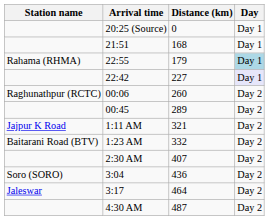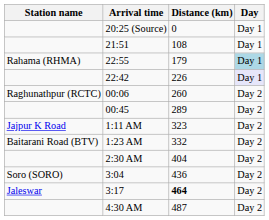(179, 45) 168 -> (179, 45) 108
(179, 77) 227 -> (179, 77) 226
(179, 126) 321 -> (179, 126) 323
(179, 158) 407 -> (179, 158) 404
(179, 191) normal -> (179, 191) bold
